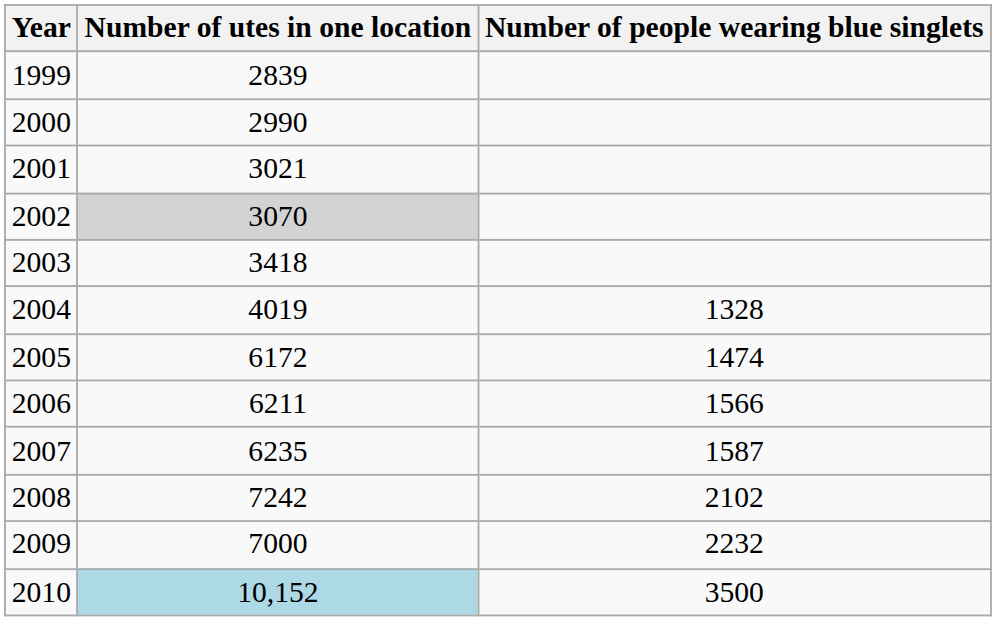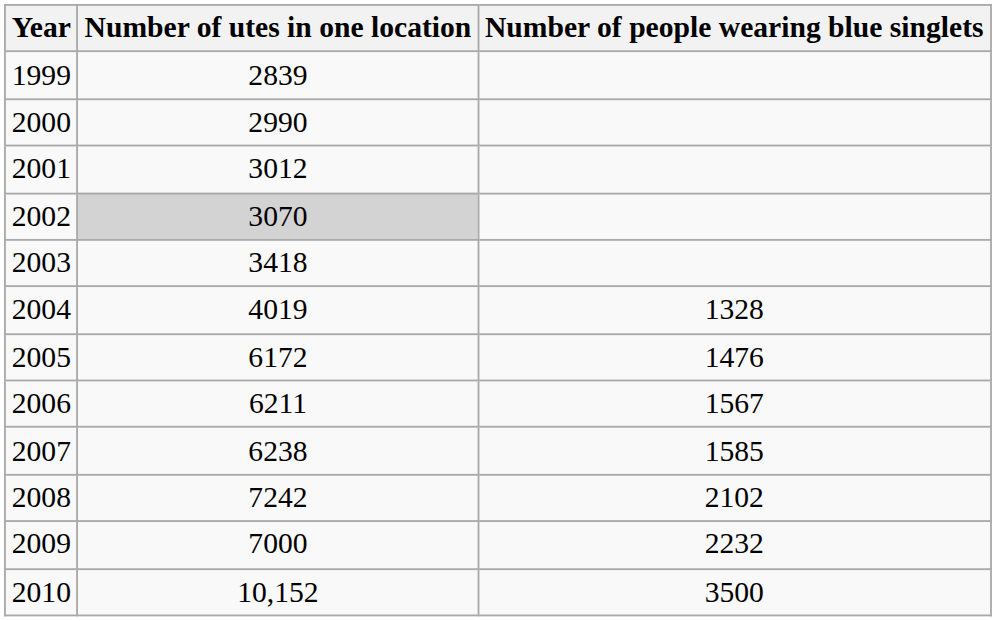(278, 168) 3021 -> (278, 168) 3012
(734, 356) 1474 -> (734, 356) 1476
(734, 403) 1566 -> (734, 403) 1567
(278, 450) 6235 -> (278, 450) 6238
(734, 450) 1587 -> (734, 450) 1585
(278, 591) lightblue background -> (278, 591) no background
